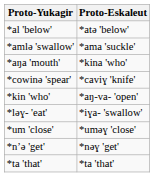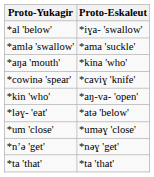(104, 29) *atə 'below' -> (111, 29) *iɣa- 'swallow'
(111, 113) *iɣa- 'swallow' -> (104, 113) *atə 'below'
